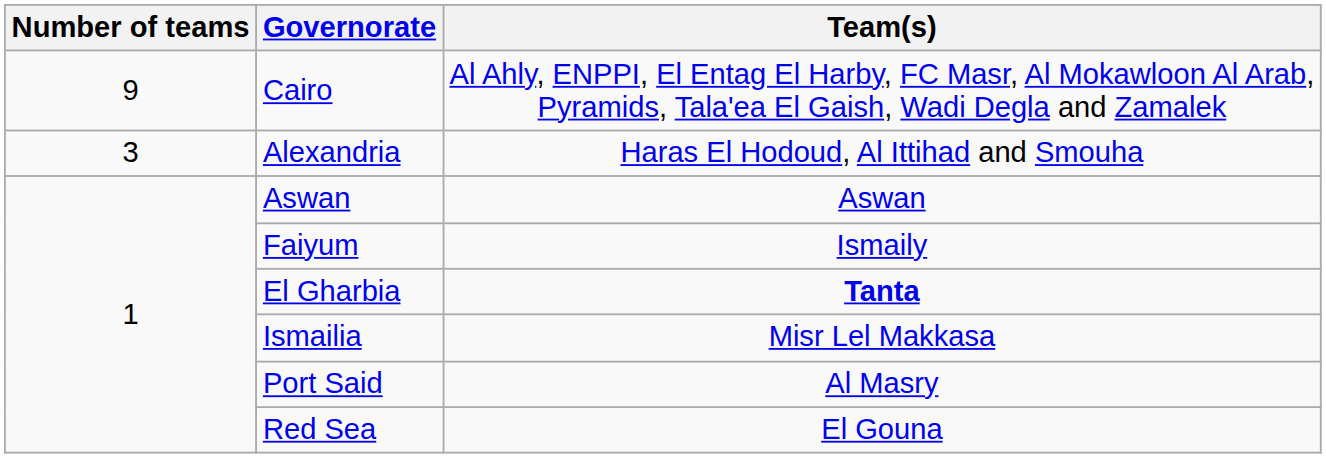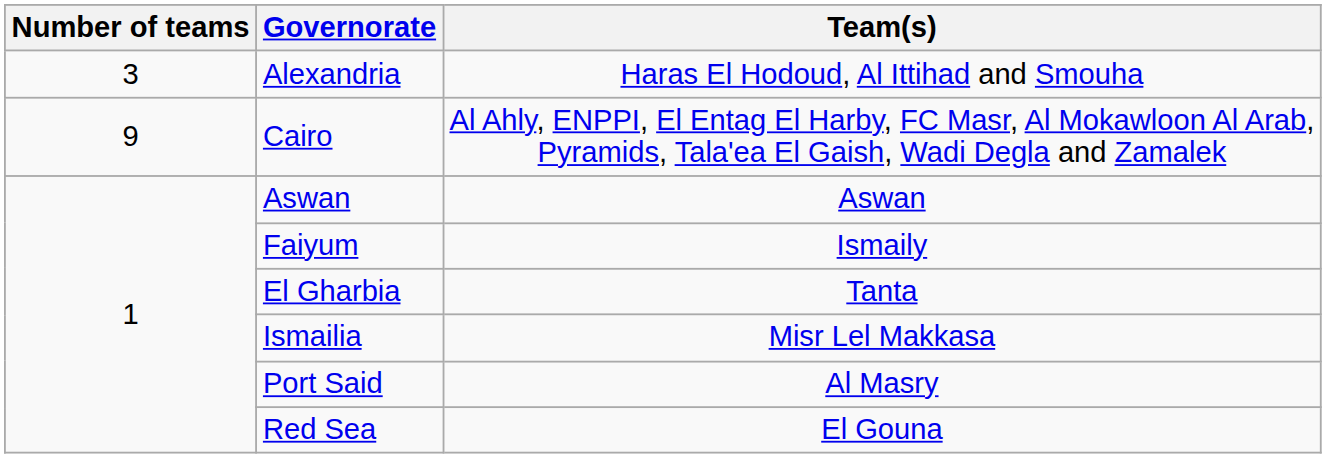rows swapped: (298, 90) <-> (332, 152)
(882, 291) bold -> (882, 291) normal
